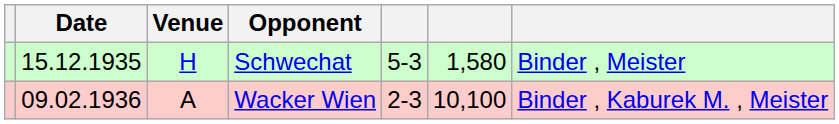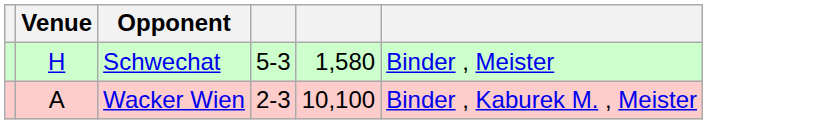- column: (81, 23)
